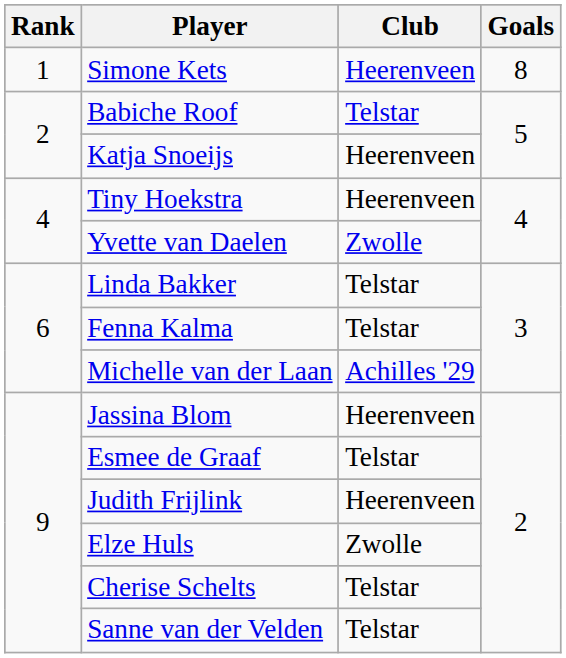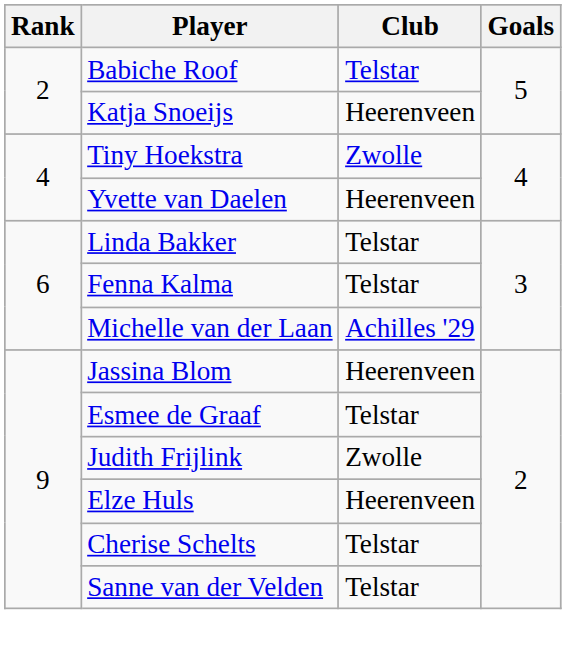- row: (157, 69)
(410, 198) Heerenveen -> (384, 155) Zwolle
(384, 241) Zwolle -> (410, 198) Heerenveen
(410, 500) Heerenveen -> (384, 457) Zwolle
(384, 543) Zwolle -> (410, 500) Heerenveen
